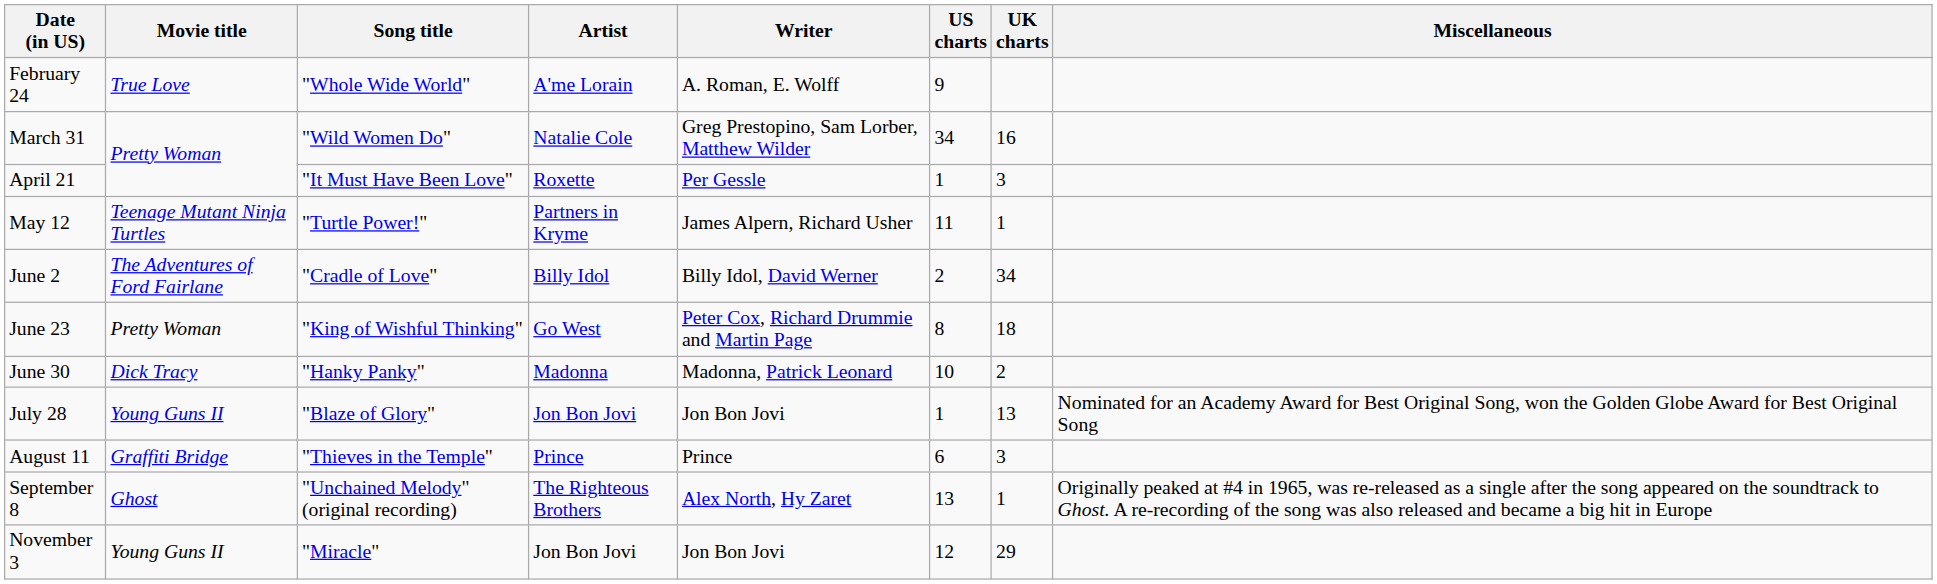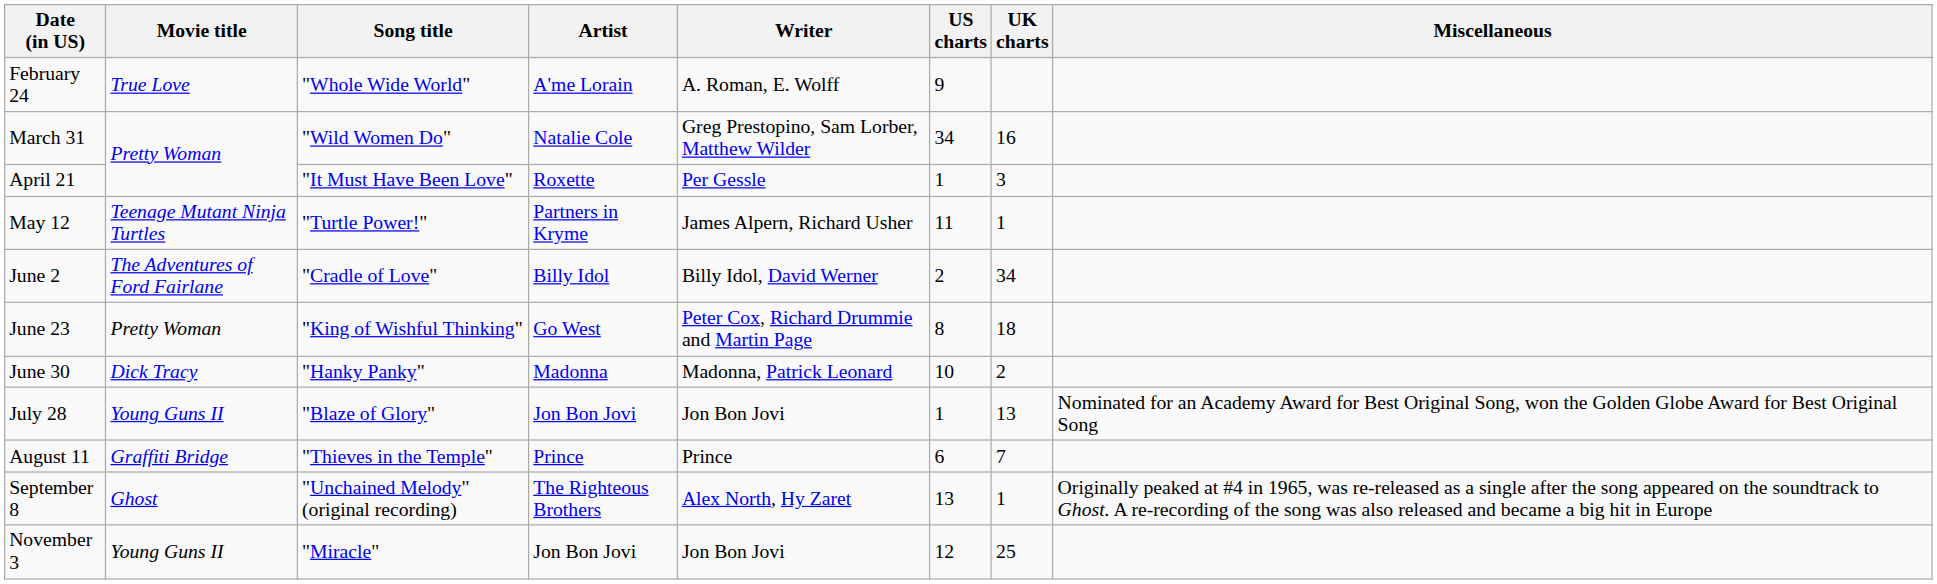(1001, 455) 3 -> (1001, 455) 7
(1006, 551) 29 -> (1006, 551) 25
